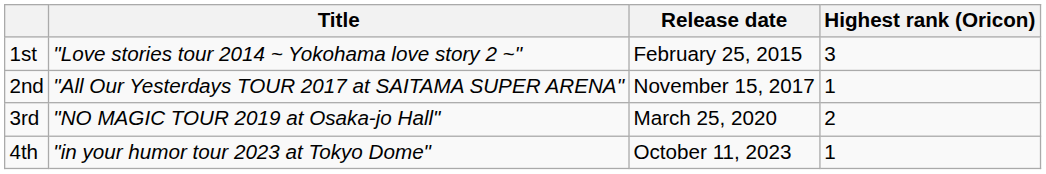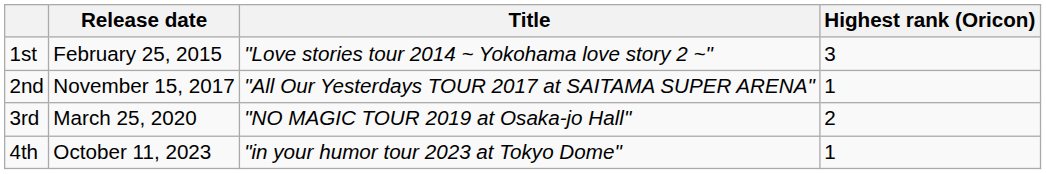columns swapped: (724, 20) <-> (339, 20)
